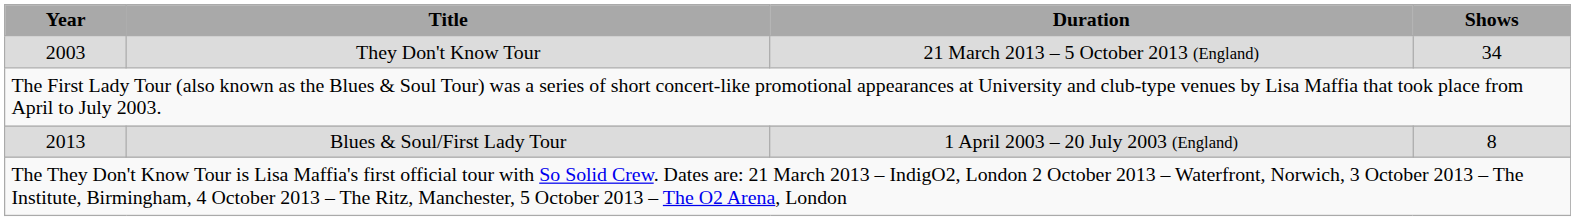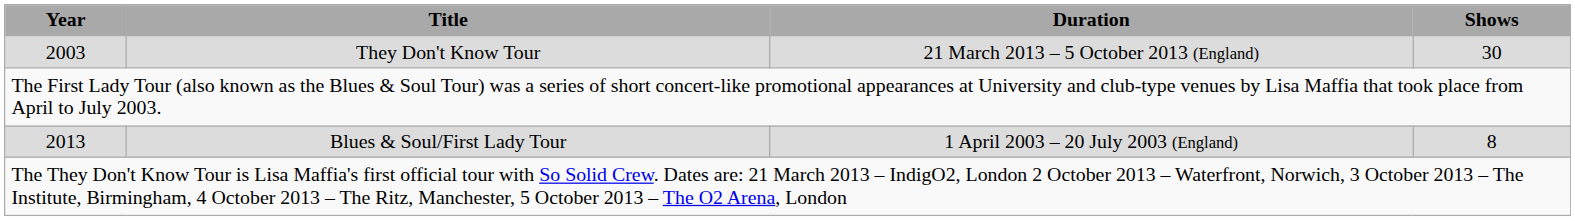(1492, 51) 34 -> (1492, 51) 30
